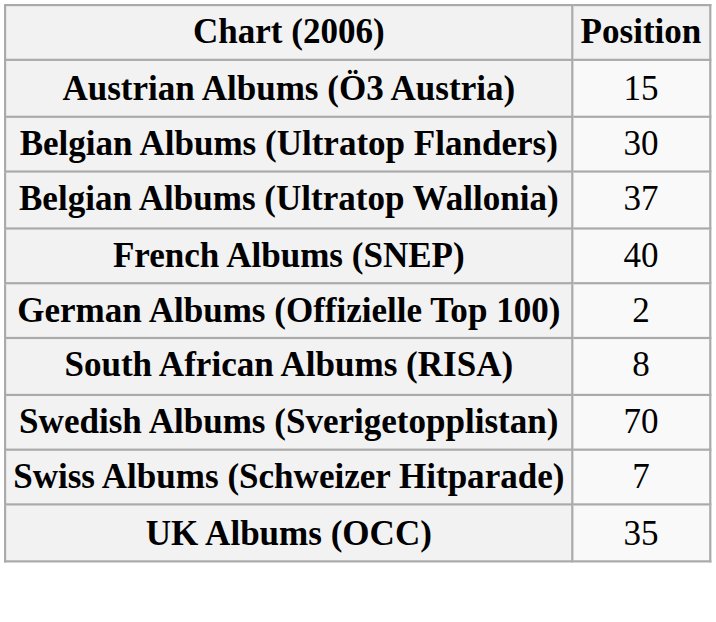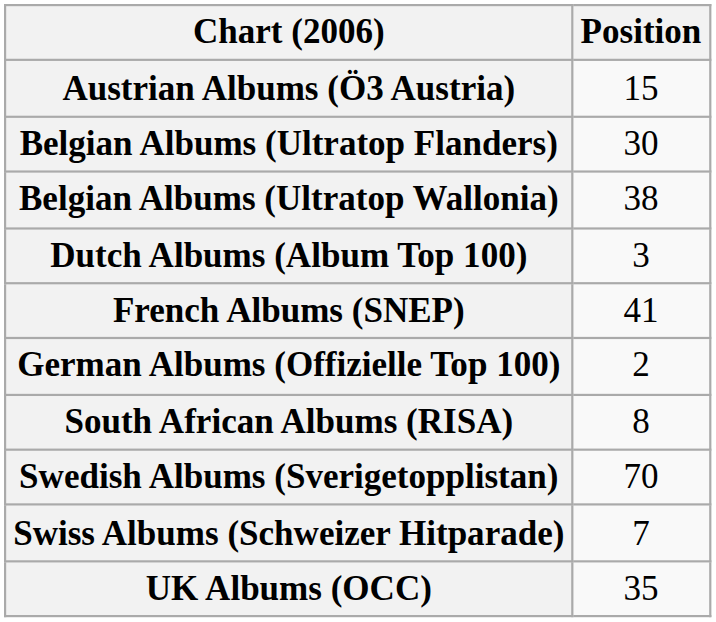(641, 198) 37 -> (641, 198) 38
+ row: (289, 254)
(641, 254) 40 -> (641, 310) 41
